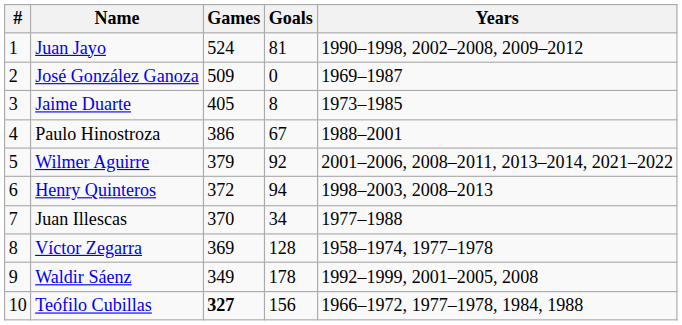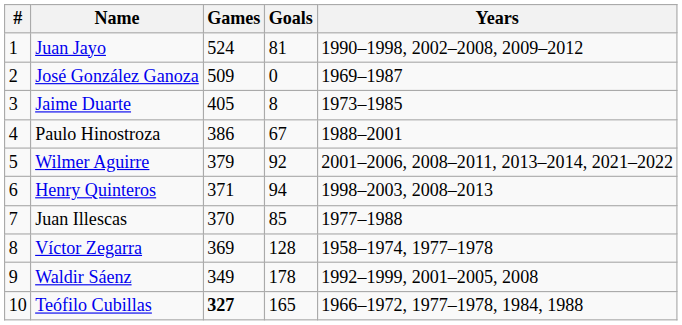(221, 190) 372 -> (221, 190) 371
(278, 219) 34 -> (278, 219) 85
(282, 305) 156 -> (282, 305) 165
